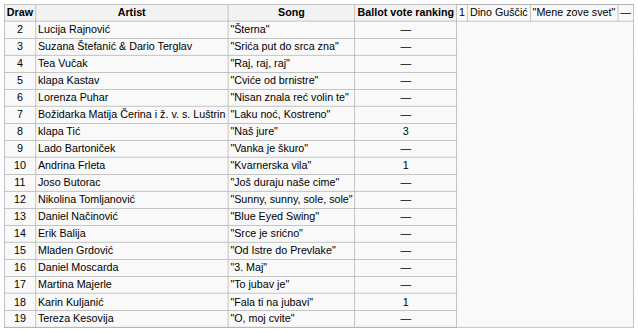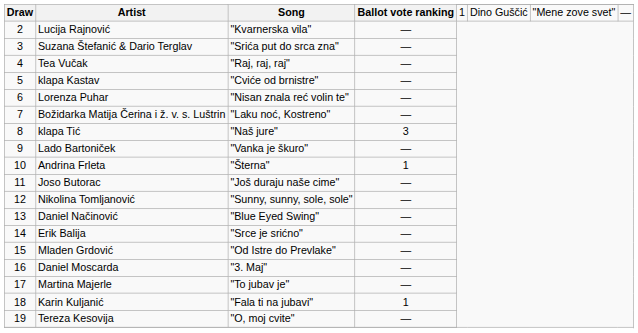(250, 30) "Šterna" -> (271, 30) "Kvarnerska vila"
(271, 166) "Kvarnerska vila" -> (250, 166) "Šterna"
